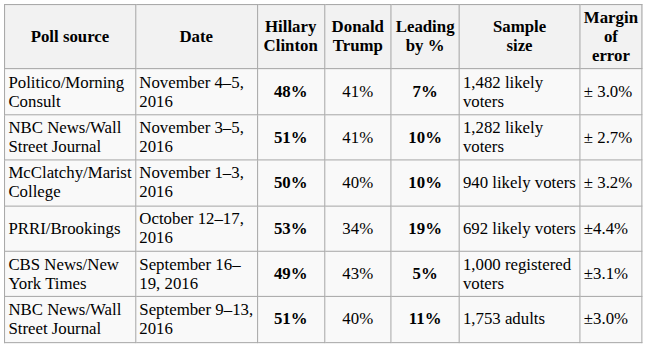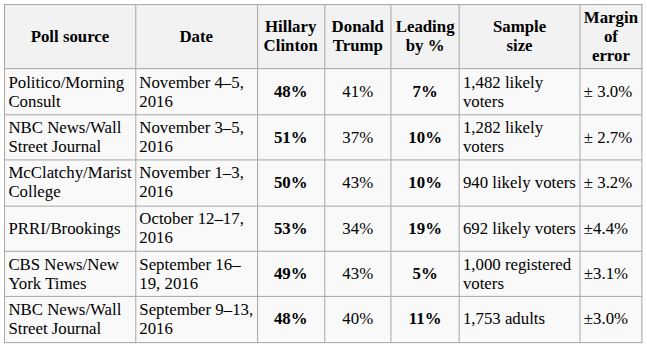(358, 137) 41% -> (358, 137) 37%
(358, 182) 40% -> (358, 182) 43%
(291, 319) 51% -> (291, 319) 48%
